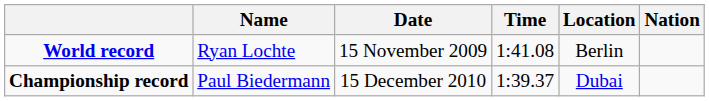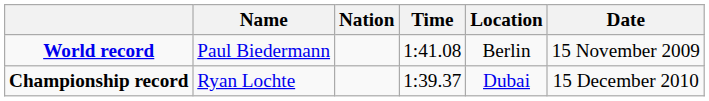columns swapped: (672, 19) <-> (413, 19)
(246, 50) Ryan Lochte -> (264, 50) Paul Biedermann
(264, 80) Paul Biedermann -> (246, 80) Ryan Lochte
